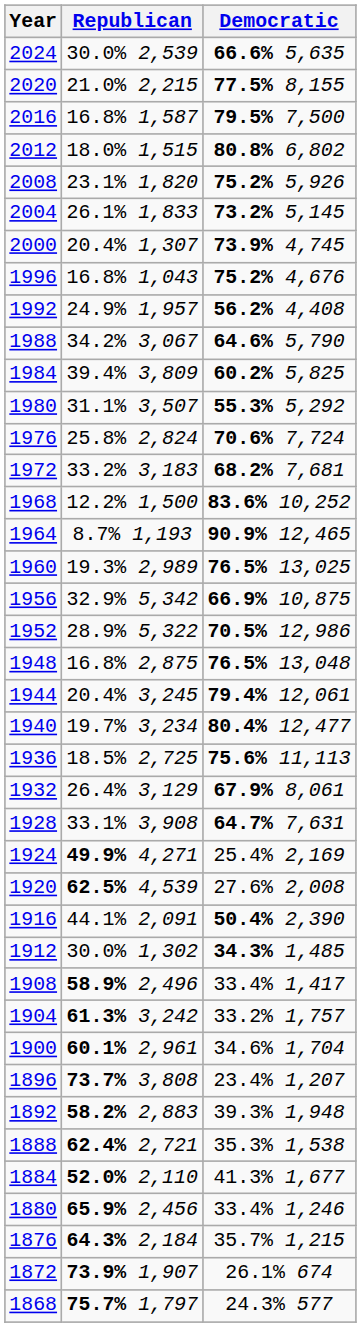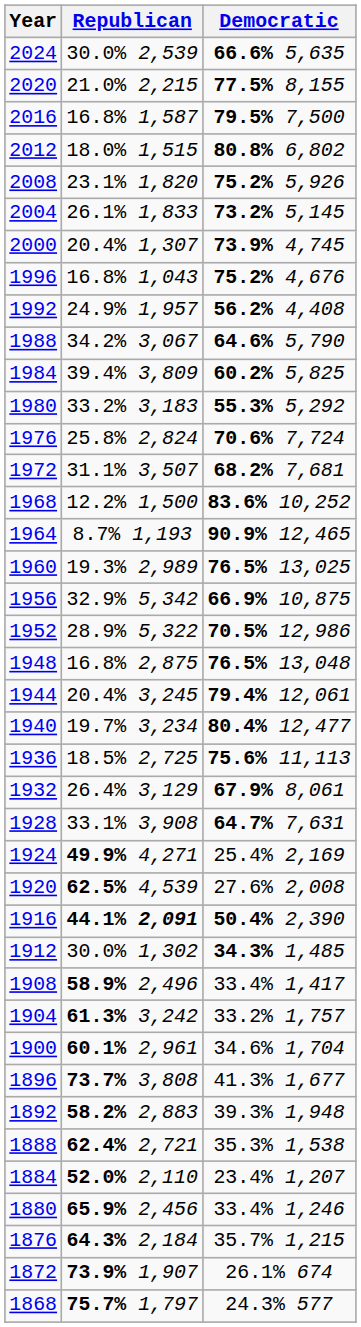(132, 407) 31.1% 3,507 -> (132, 407) 33.2% 3,183
(132, 471) 33.2% 3,183 -> (132, 471) 31.1% 3,507
(132, 921) normal -> (132, 921) bold
(279, 1081) 23.4% 1,207 -> (279, 1081) 41.3% 1,677
(279, 1177) 41.3% 1,677 -> (279, 1177) 23.4% 1,207
